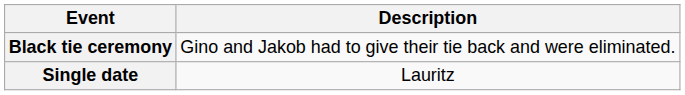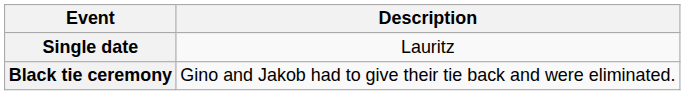rows swapped: (90, 75) <-> (90, 47)
